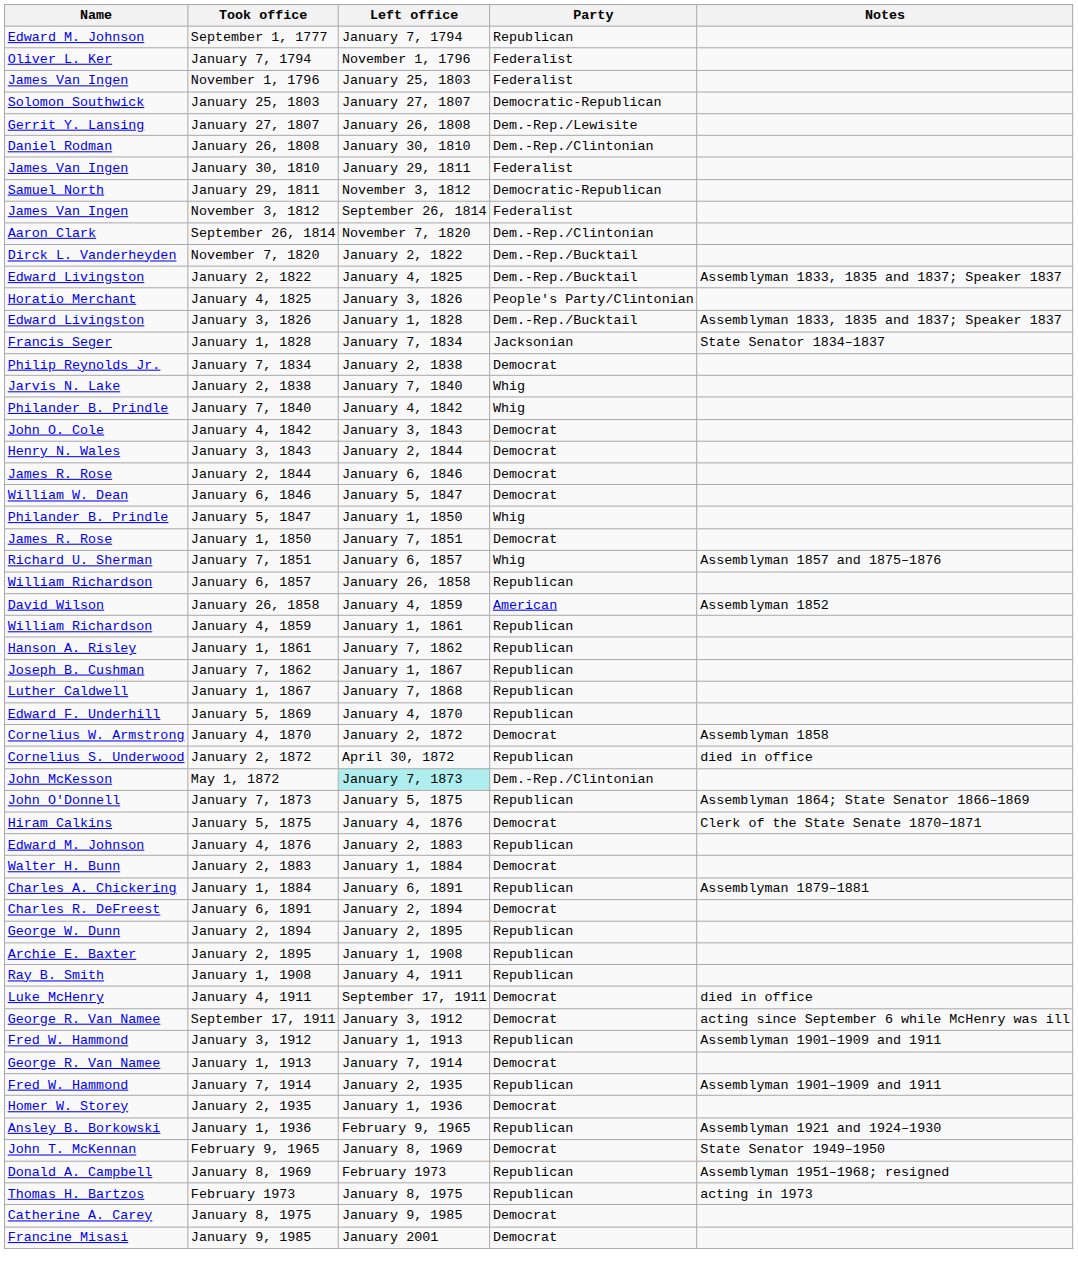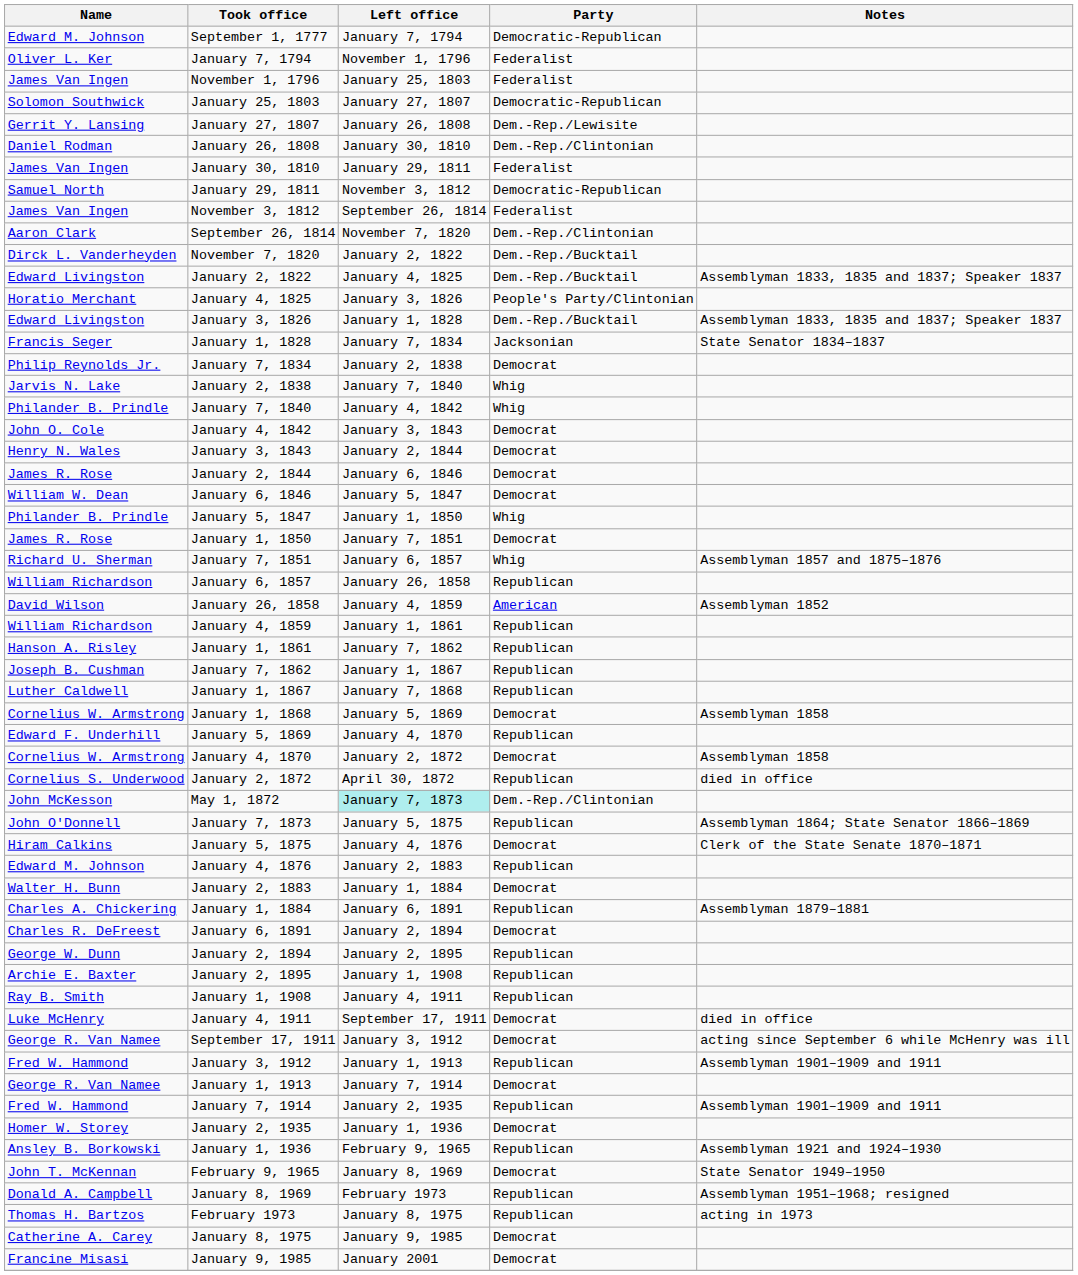(533, 37) Republican -> (577, 37) Democratic-Republican
+ row: (251, 714)
